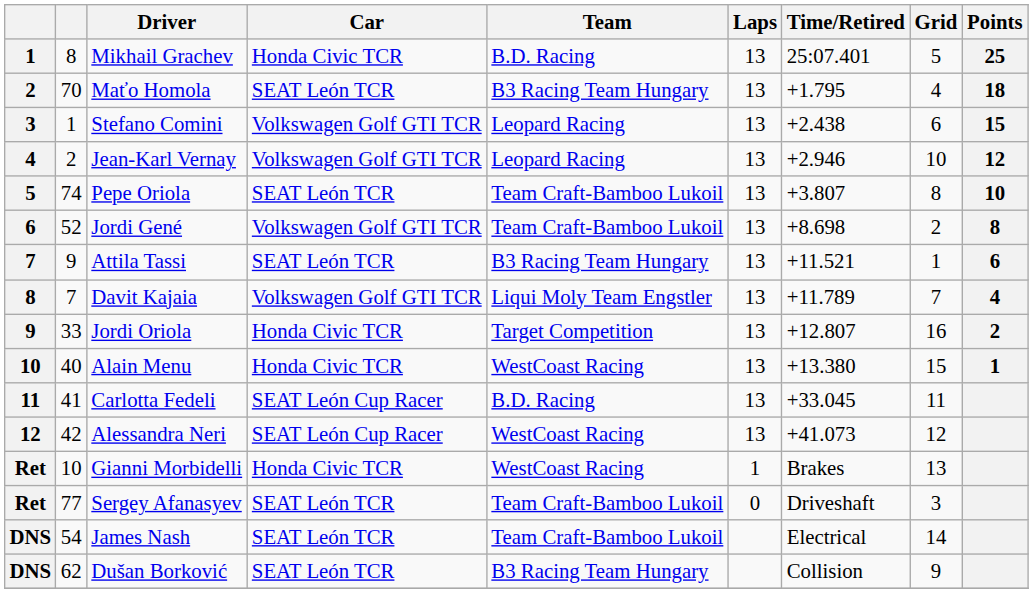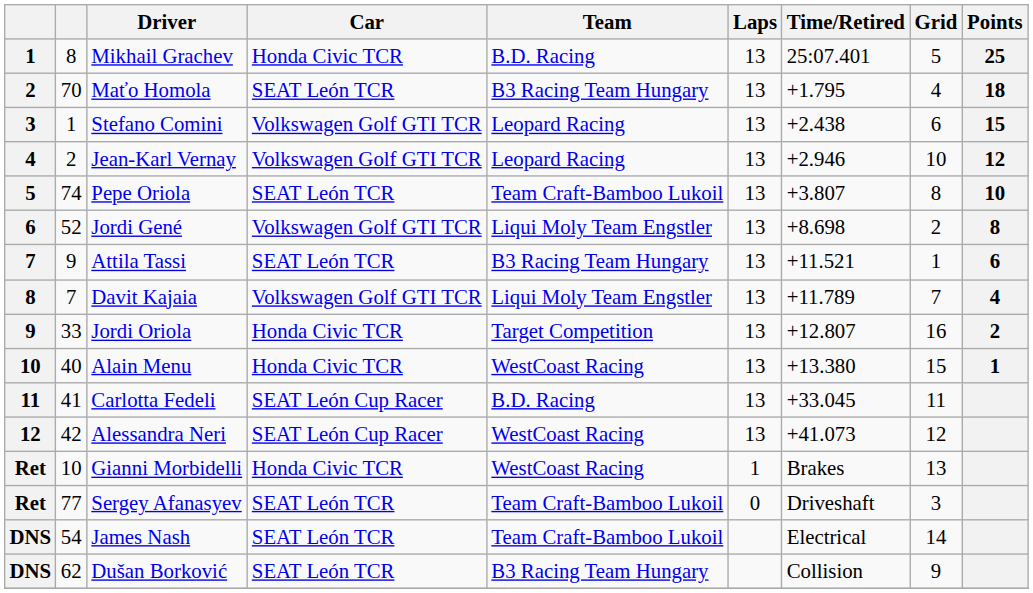(607, 227) Team Craft-Bamboo Lukoil -> (602, 227) Liqui Moly Team Engstler
